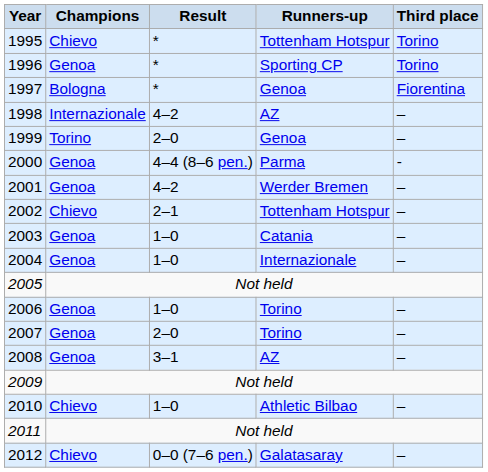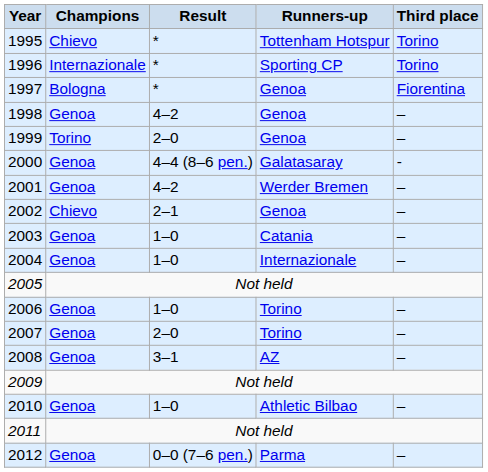(72, 65) Genoa -> (98, 65) Internazionale
(98, 114) Internazionale -> (72, 114) Genoa
(270, 114) AZ -> (283, 114) Genoa
(282, 162) Parma -> (301, 162) Galatasaray
(325, 211) Tottenham Hotspur -> (283, 211) Genoa
(73, 406) Chievo -> (72, 406) Genoa
(73, 455) Chievo -> (72, 455) Genoa
(301, 455) Galatasaray -> (282, 455) Parma
